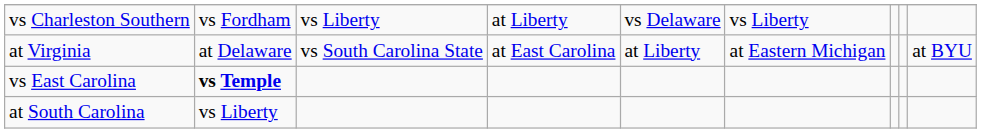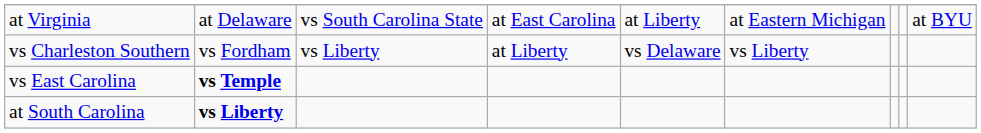rows swapped: (50, 50) <-> (99, 19)
(238, 111) normal -> (241, 111) bold
